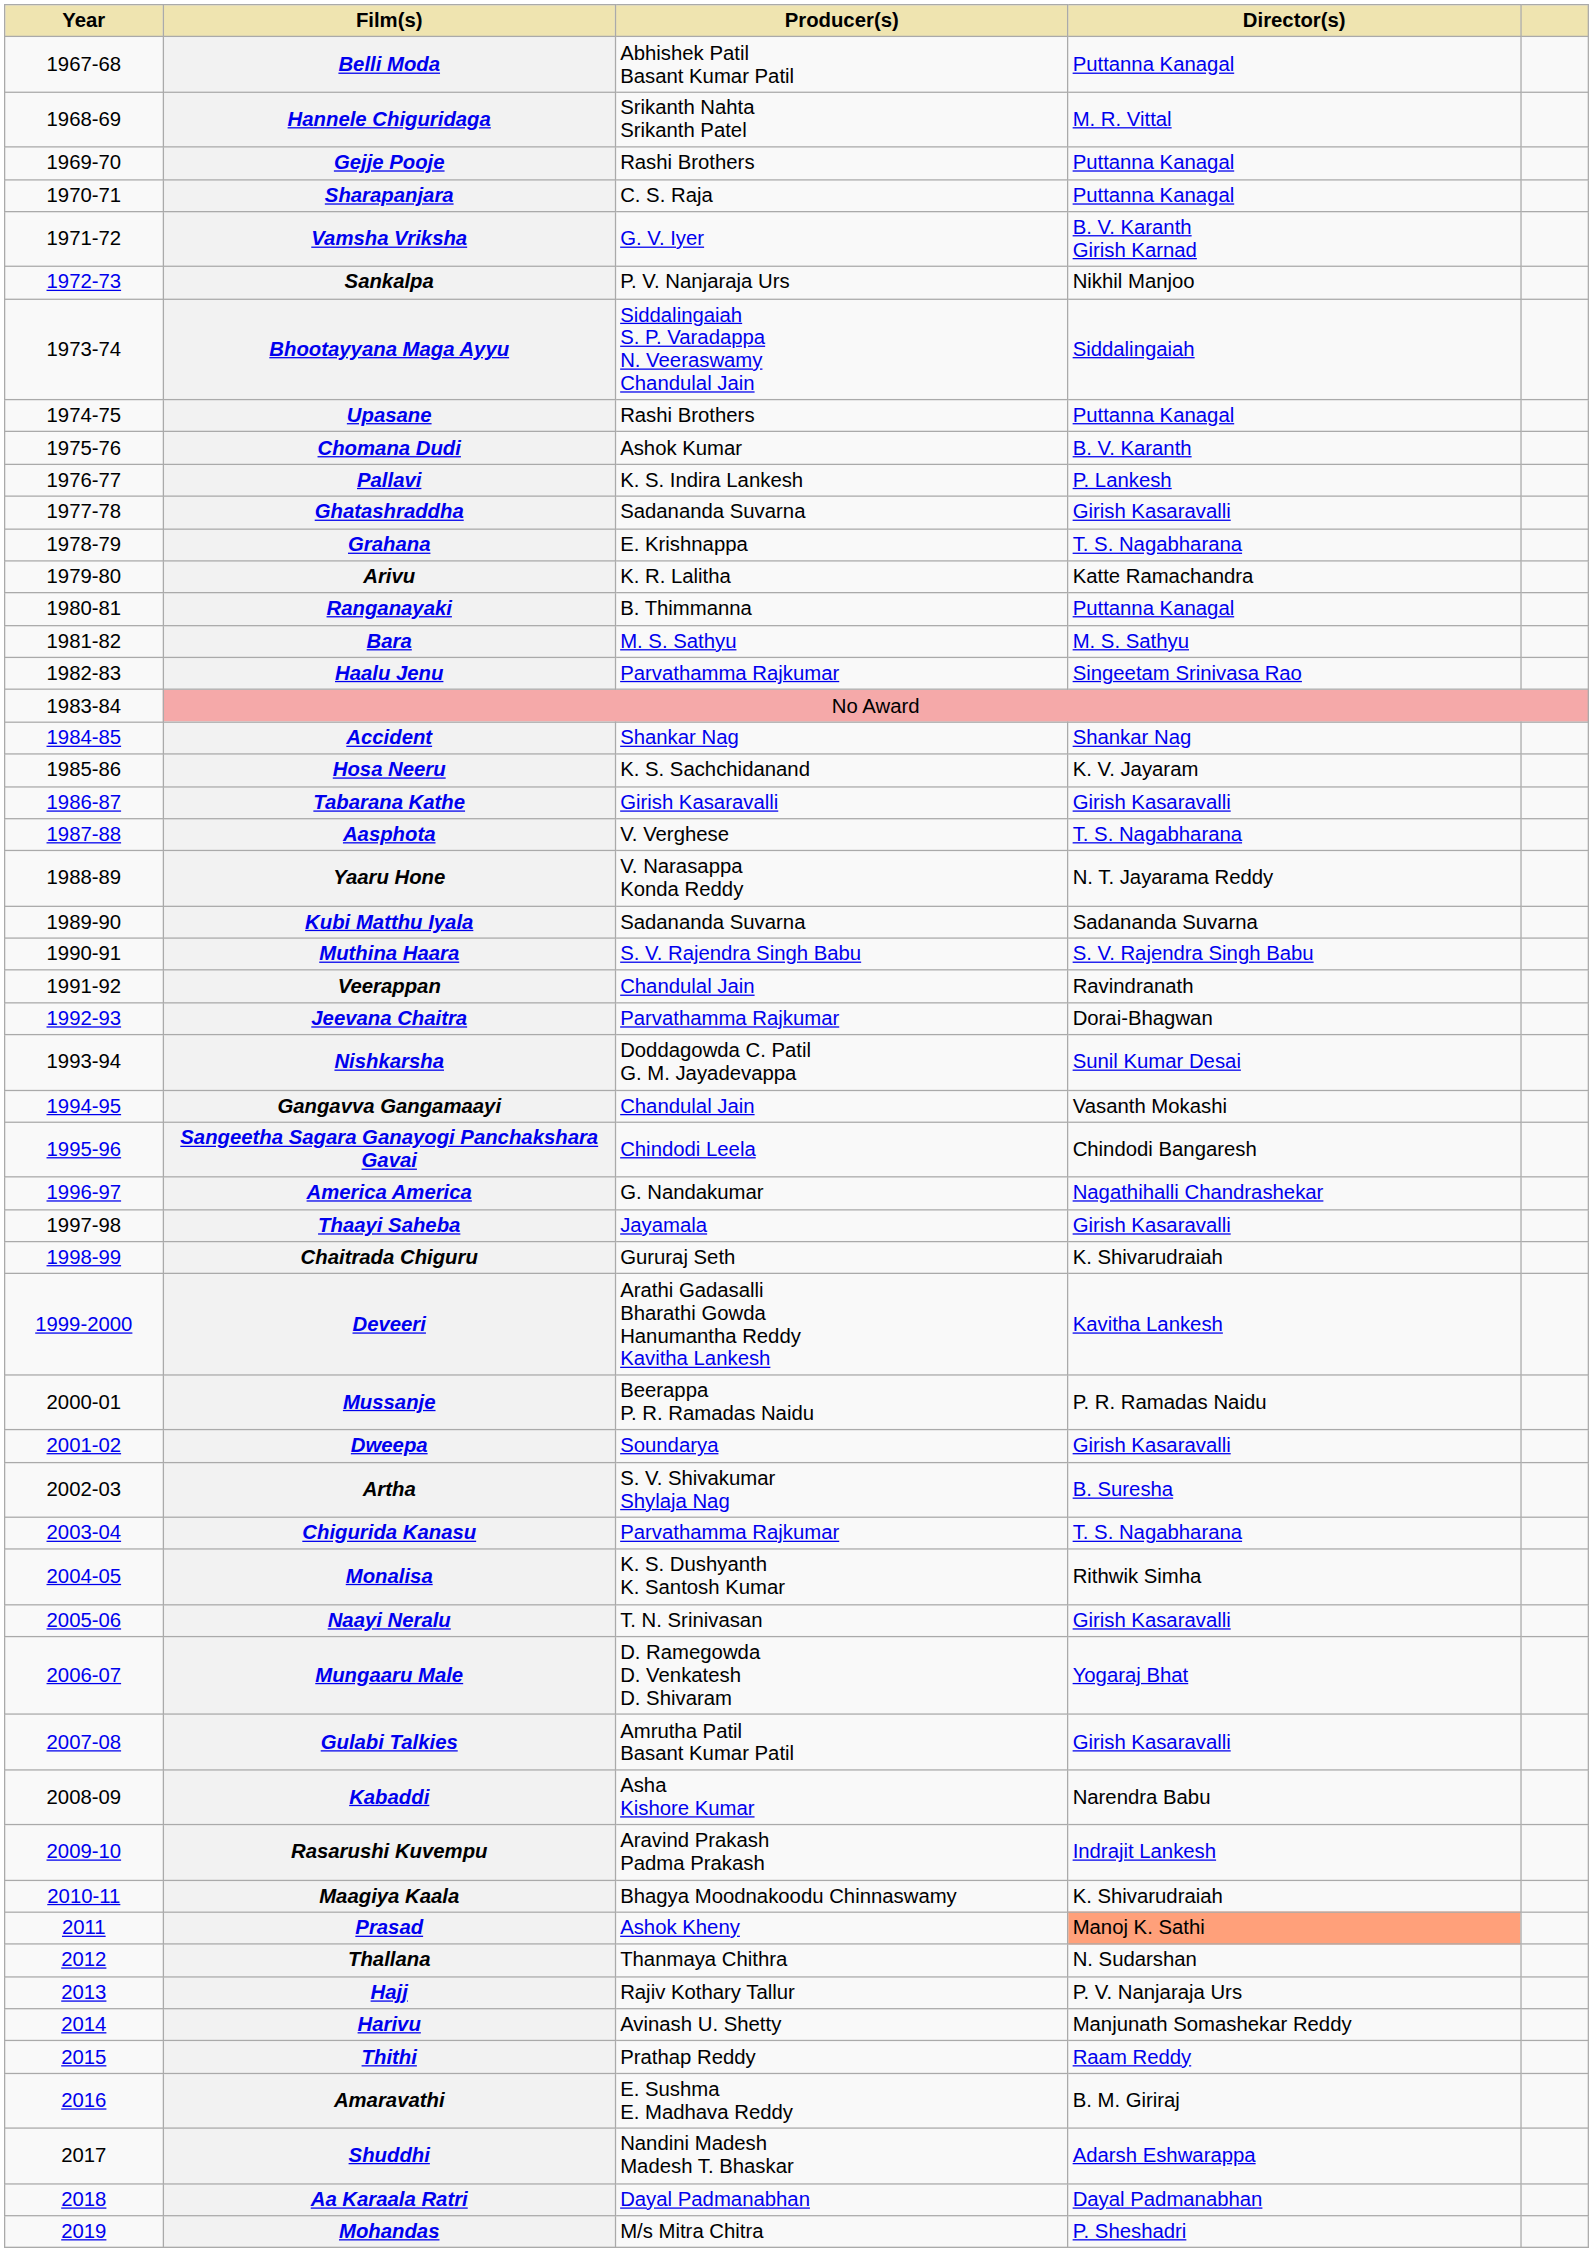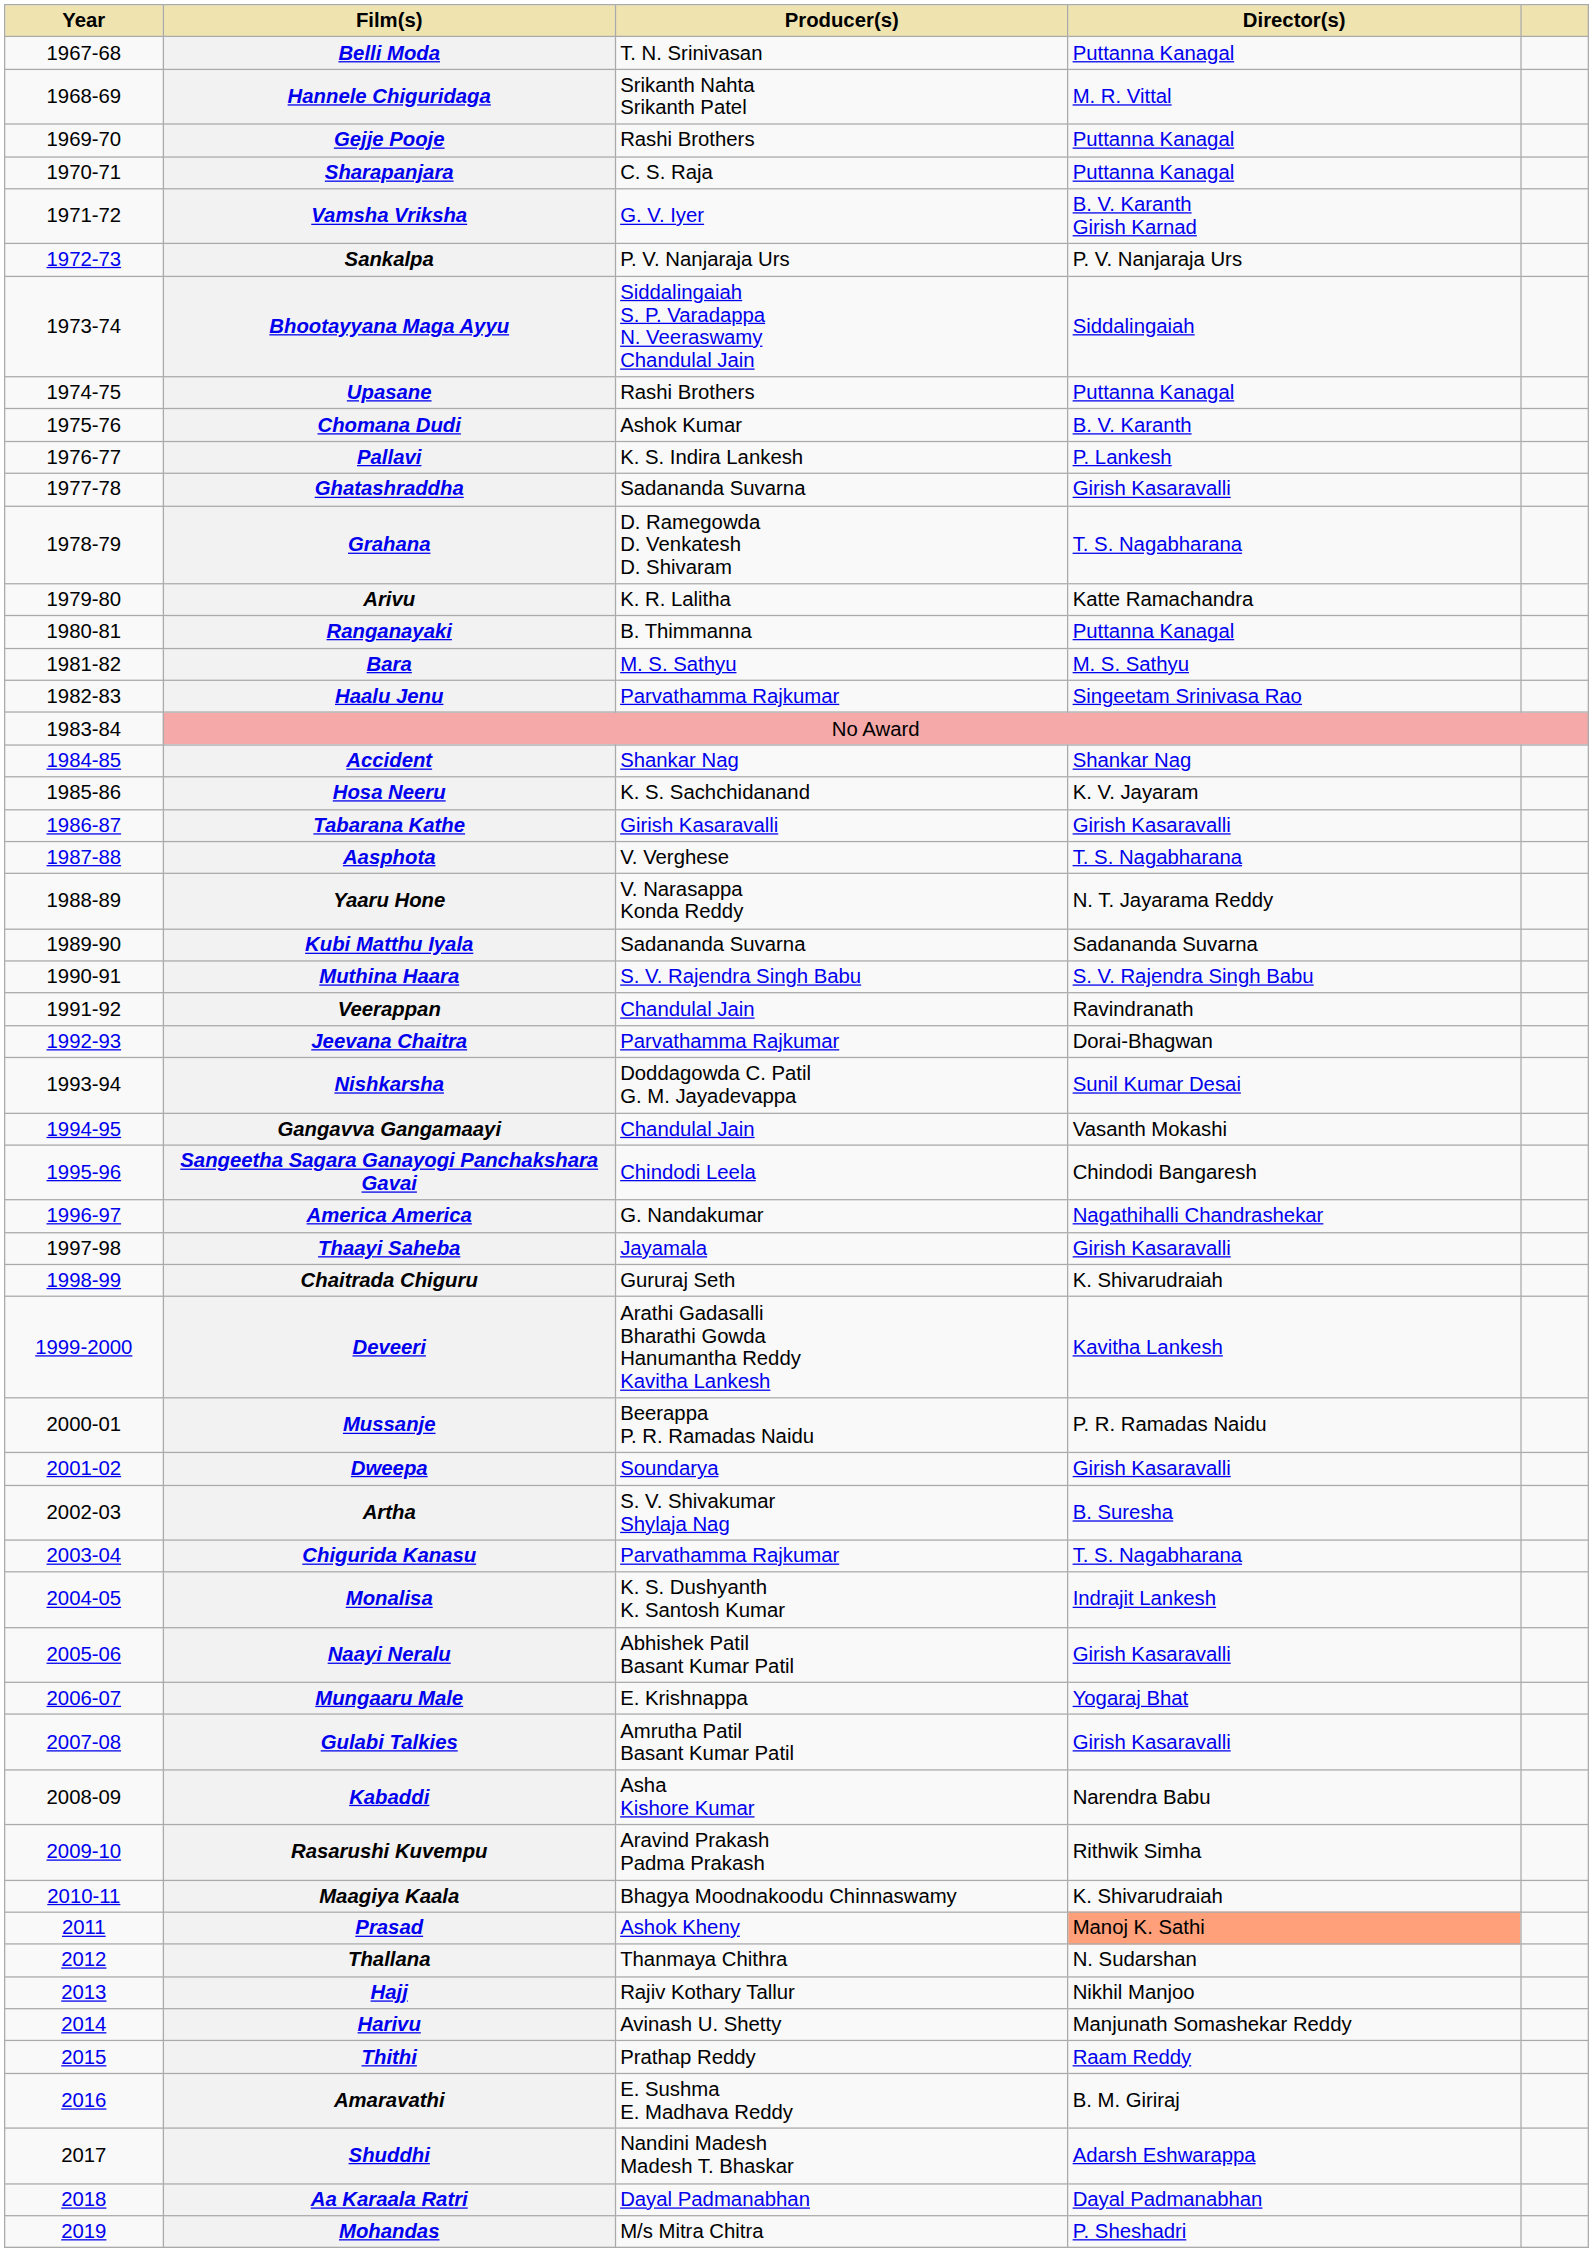(707, 64) Abhishek Patil Basant Kumar Patil -> (691, 52) T. N. Srinivasan
(1134, 282) Nikhil Manjoo -> (1157, 259) P. V. Nanjaraja Urs
(684, 544) E. Krishnappa -> (690, 544) D. Ramegowda D. Venkatesh D. Shivaram
(1137, 1576) Rithwik Simha -> (1144, 1599) Indrajit Lankesh
(691, 1620) T. N. Srinivasan -> (707, 1654) Abhishek Patil Basant Kumar Patil
(690, 1675) D. Ramegowda D. Venkatesh D. Shivaram -> (684, 1698) E. Krishnappa
(1144, 1852) Indrajit Lankesh -> (1137, 1852) Rithwik Simha
(1157, 1992) P. V. Nanjaraja Urs -> (1134, 1992) Nikhil Manjoo
